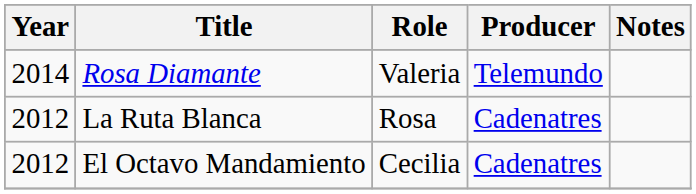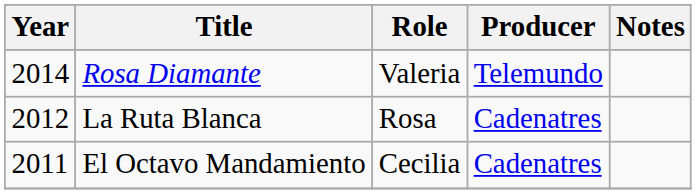(40, 164) 2012 -> (40, 164) 2011
